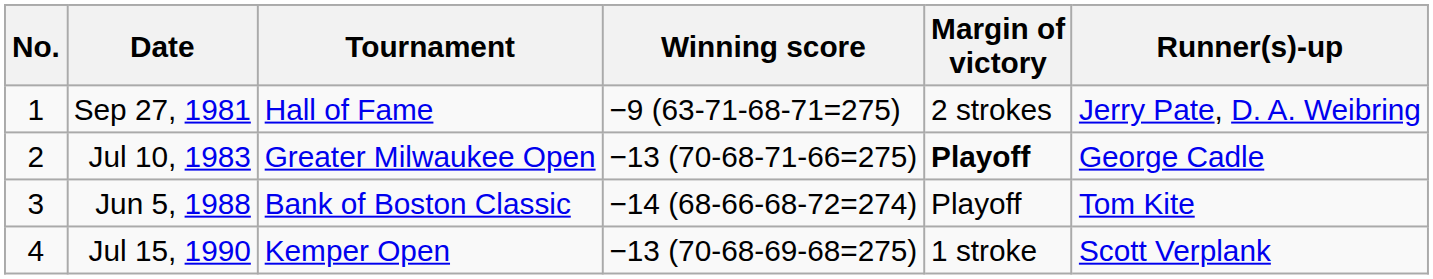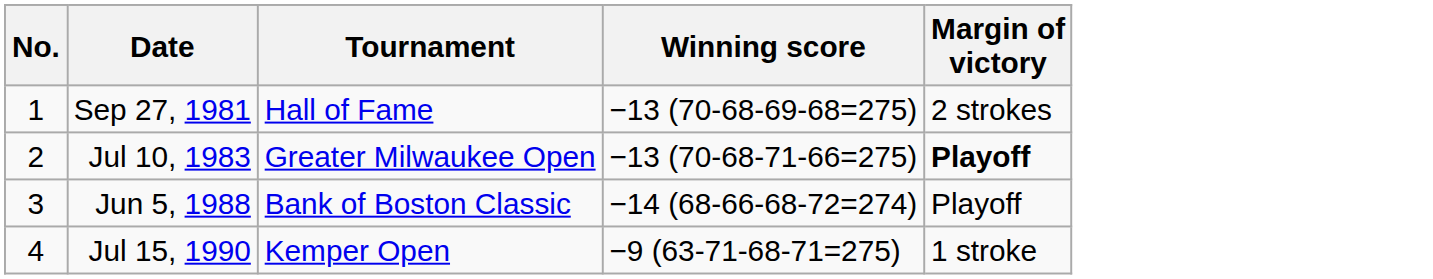- column: (1250, 45)
(755, 109) −9 (63-71-68-71=275) -> (763, 109) −13 (70-68-69-68=275)
(763, 251) −13 (70-68-69-68=275) -> (755, 251) −9 (63-71-68-71=275)
